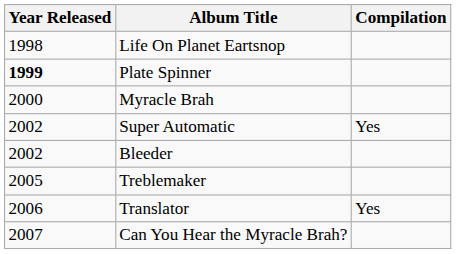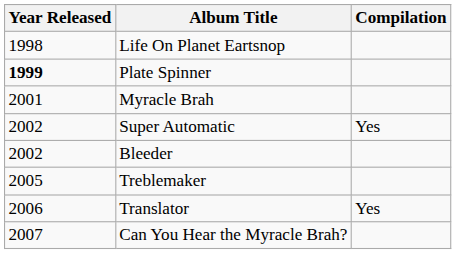(26, 99) 2000 -> (26, 99) 2001
